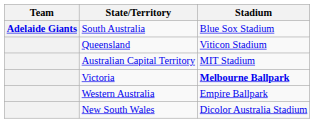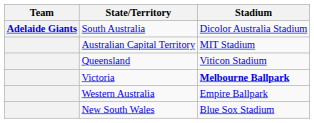(237, 28) Blue Sox Stadium -> (254, 28) Dicolor Australia Stadium
rows swapped: (106, 45) <-> (138, 61)
(254, 110) Dicolor Australia Stadium -> (237, 110) Blue Sox Stadium
